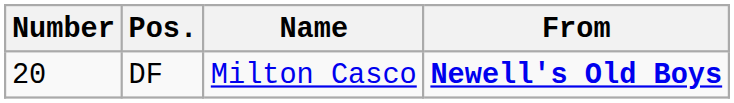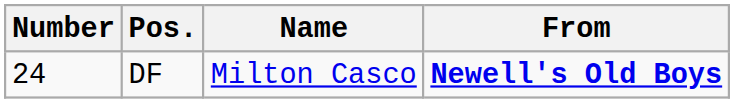(29, 75) 20 -> (29, 75) 24
